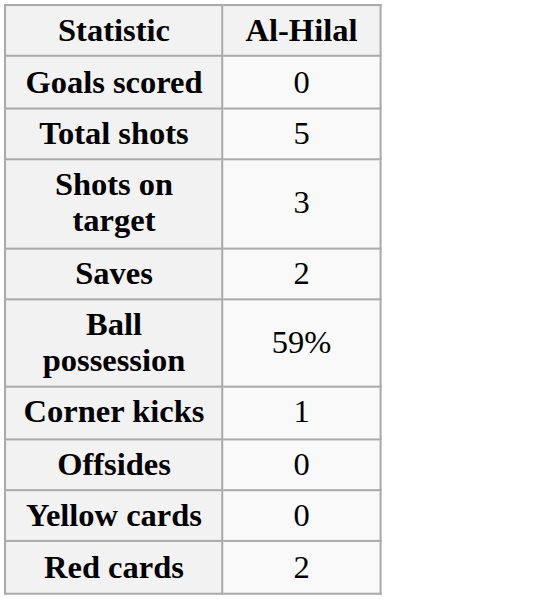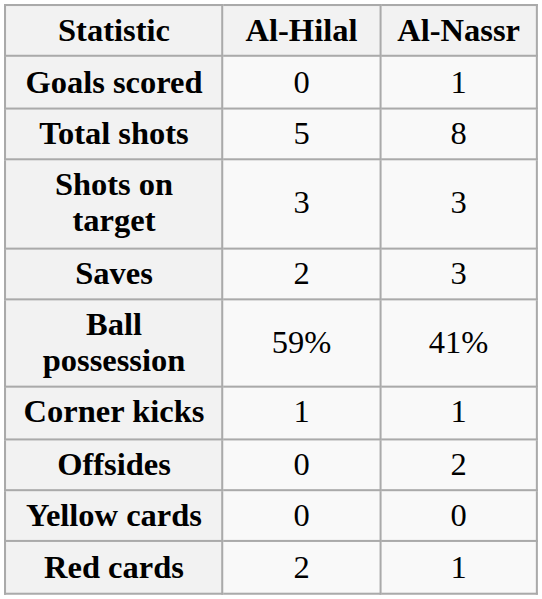+ column: (459, 30)
